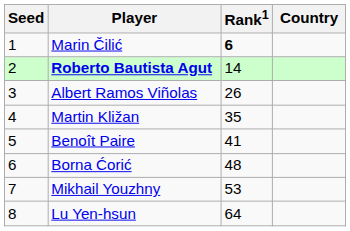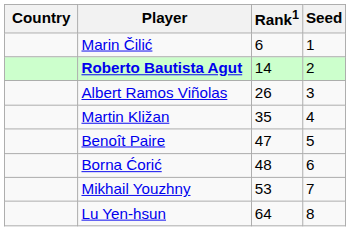columns swapped: (309, 18) <-> (26, 18)
(229, 44) bold -> (259, 44) normal
(233, 141) 41 -> (263, 141) 47
